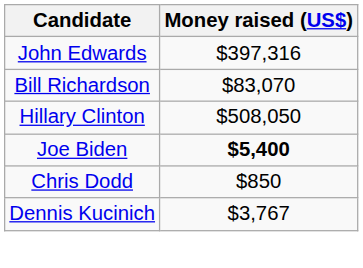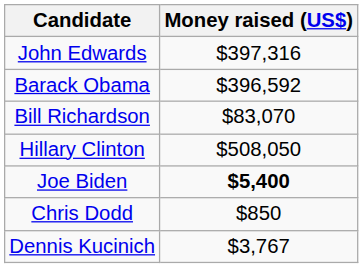+ row: (82, 85)
